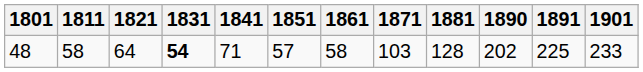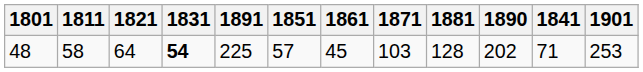columns swapped: (241, 20) <-> (558, 20)
(336, 51) 58 -> (336, 51) 45
(606, 51) 233 -> (606, 51) 253
